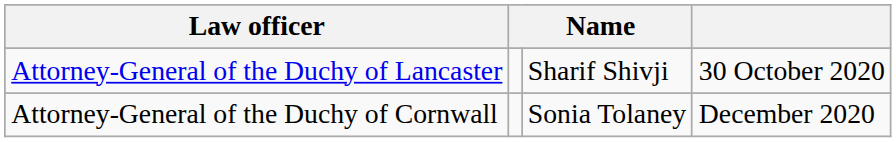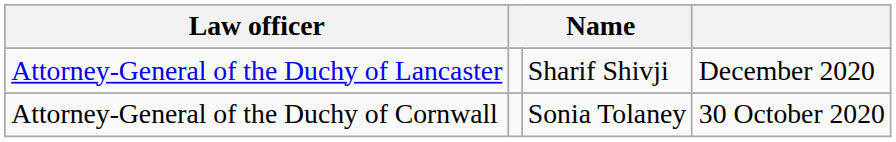(792, 70) 30 October 2020 -> (787, 70) December 2020
(787, 114) December 2020 -> (792, 114) 30 October 2020
